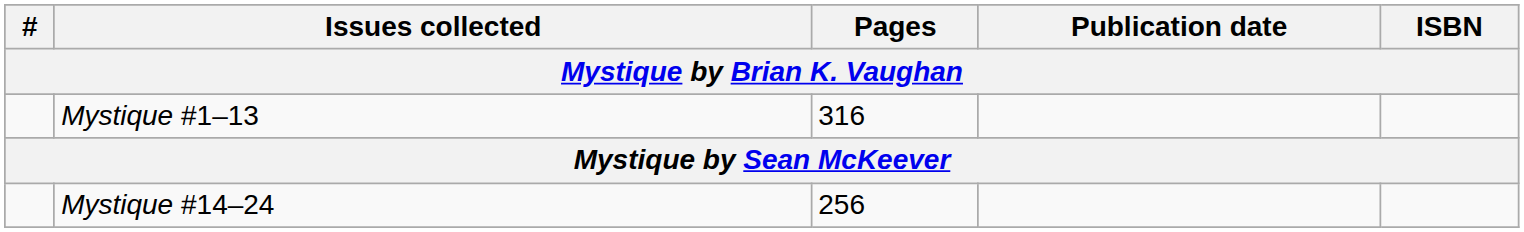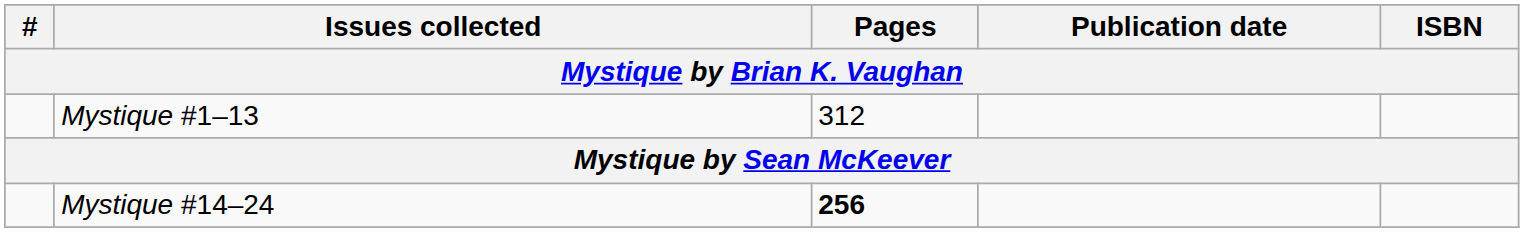(842, 115) 316 -> (842, 115) 312
(842, 204) normal -> (842, 204) bold
